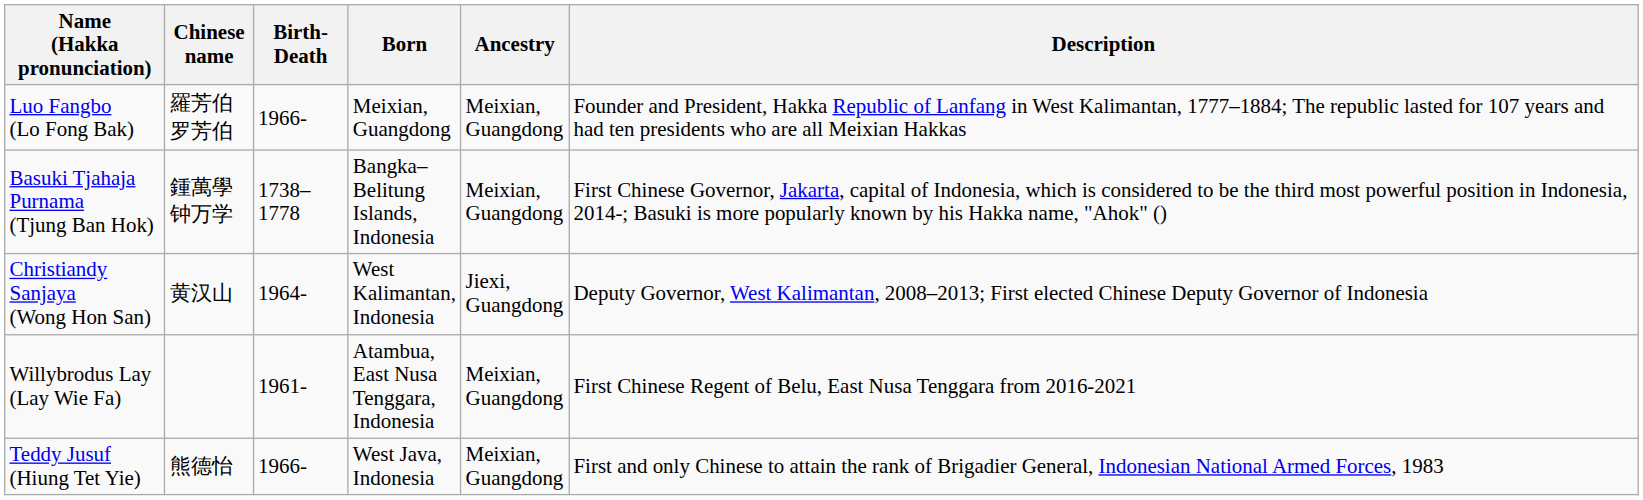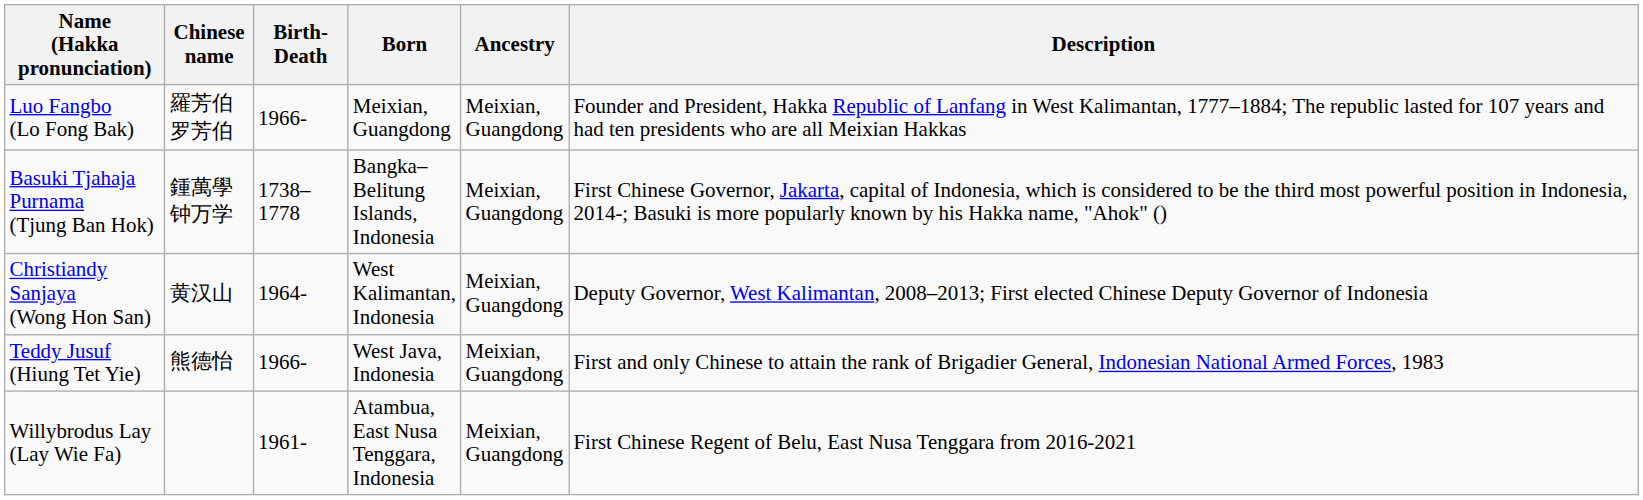(514, 293) Jiexi, Guangdong -> (514, 293) Meixian, Guangdong
rows swapped: (75, 466) <-> (80, 385)
